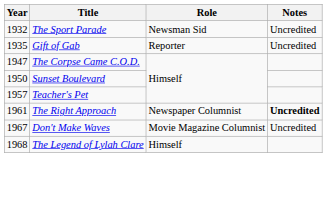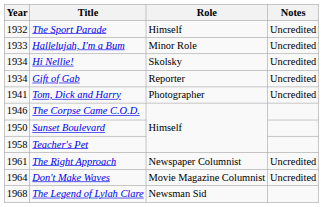(178, 29) Newsman Sid -> (165, 29) Himself
+ row: (78, 45)
+ row: (53, 62)
(17, 45) 1935 -> (17, 78) 1934
+ row: (77, 95)
(17, 62) 1947 -> (17, 111) 1946
(17, 95) 1957 -> (17, 144) 1958
(295, 111) bold -> (293, 161) normal
(17, 128) 1967 -> (17, 177) 1964
(165, 144) Himself -> (178, 194) Newsman Sid
